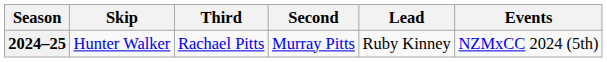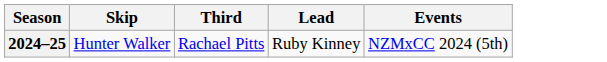- column: (313, 17)
